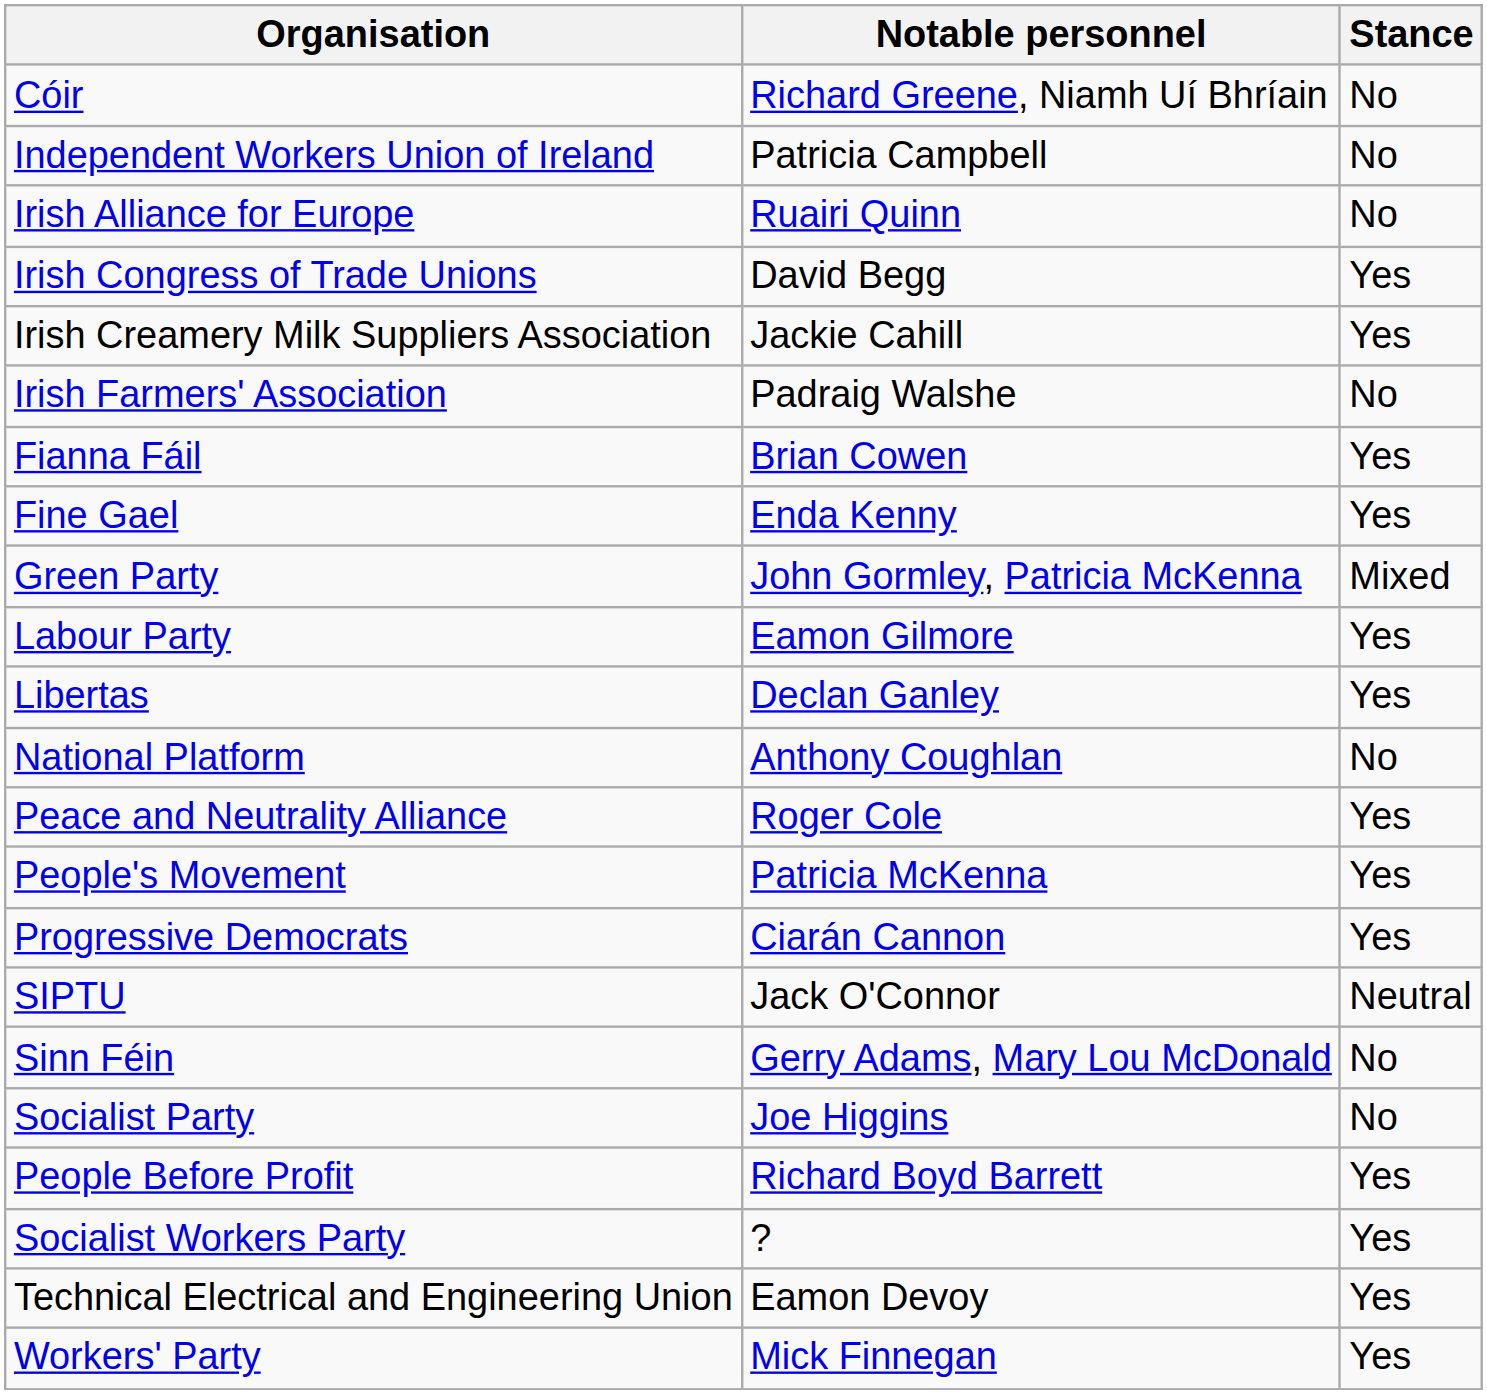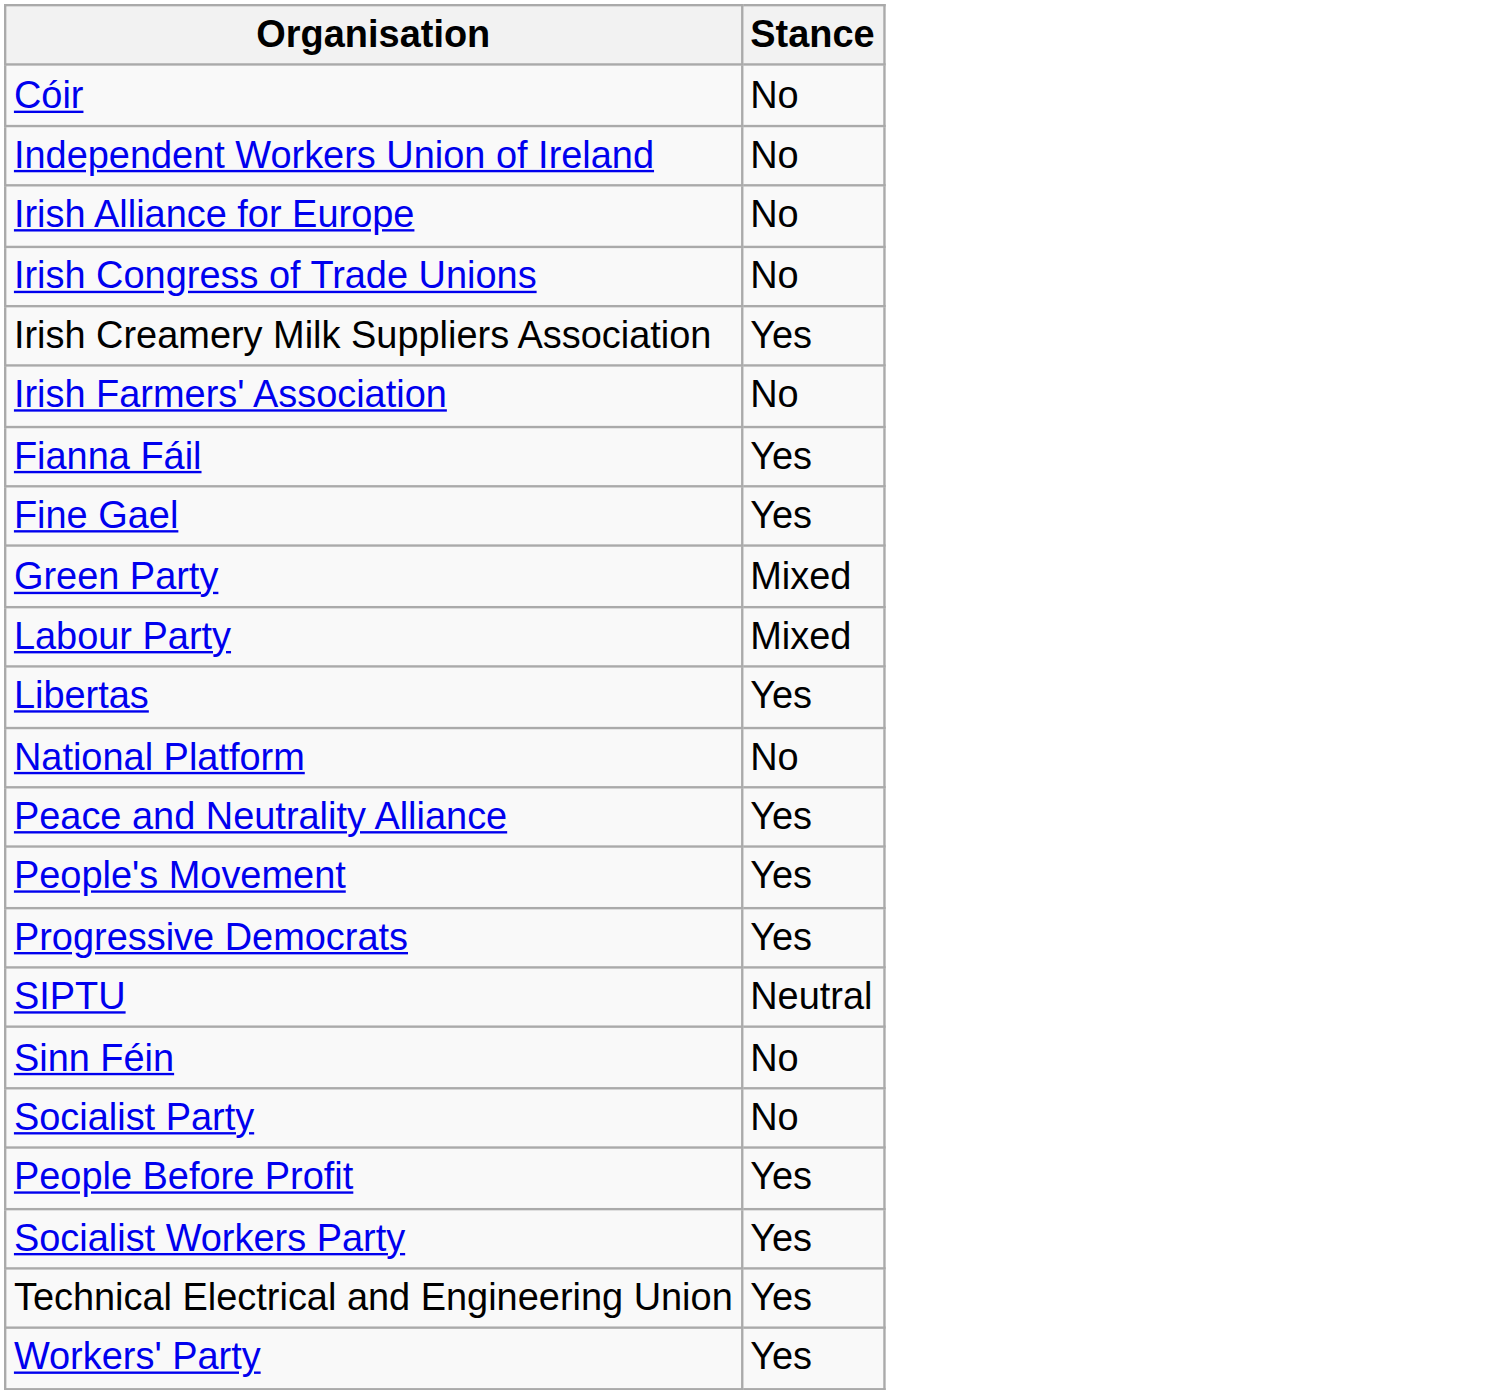- column: (1041, 34)
(1380, 275) Yes -> (774, 275) No
(1380, 635) Yes -> (801, 635) Mixed
